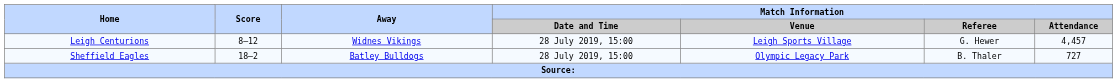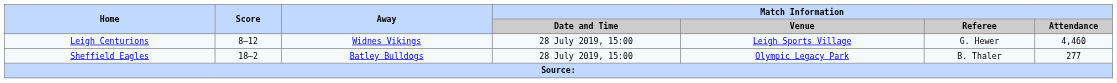(1074, 41) 4,457 -> (1074, 41) 4,460
(1074, 56) 727 -> (1074, 56) 277
